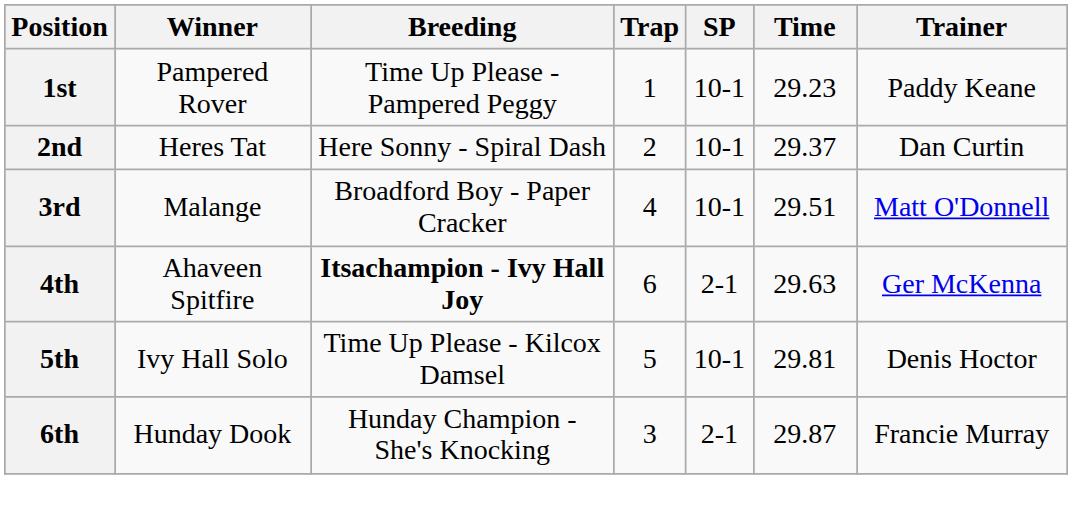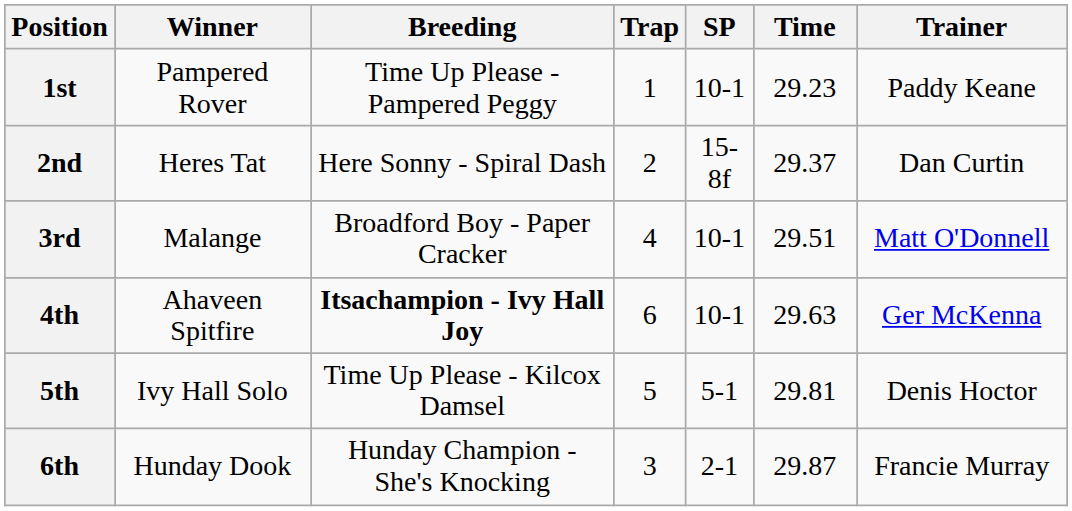(719, 147) 10-1 -> (719, 162) 15-8f
(719, 283) 2-1 -> (719, 314) 10-1
(719, 358) 10-1 -> (719, 390) 5-1
